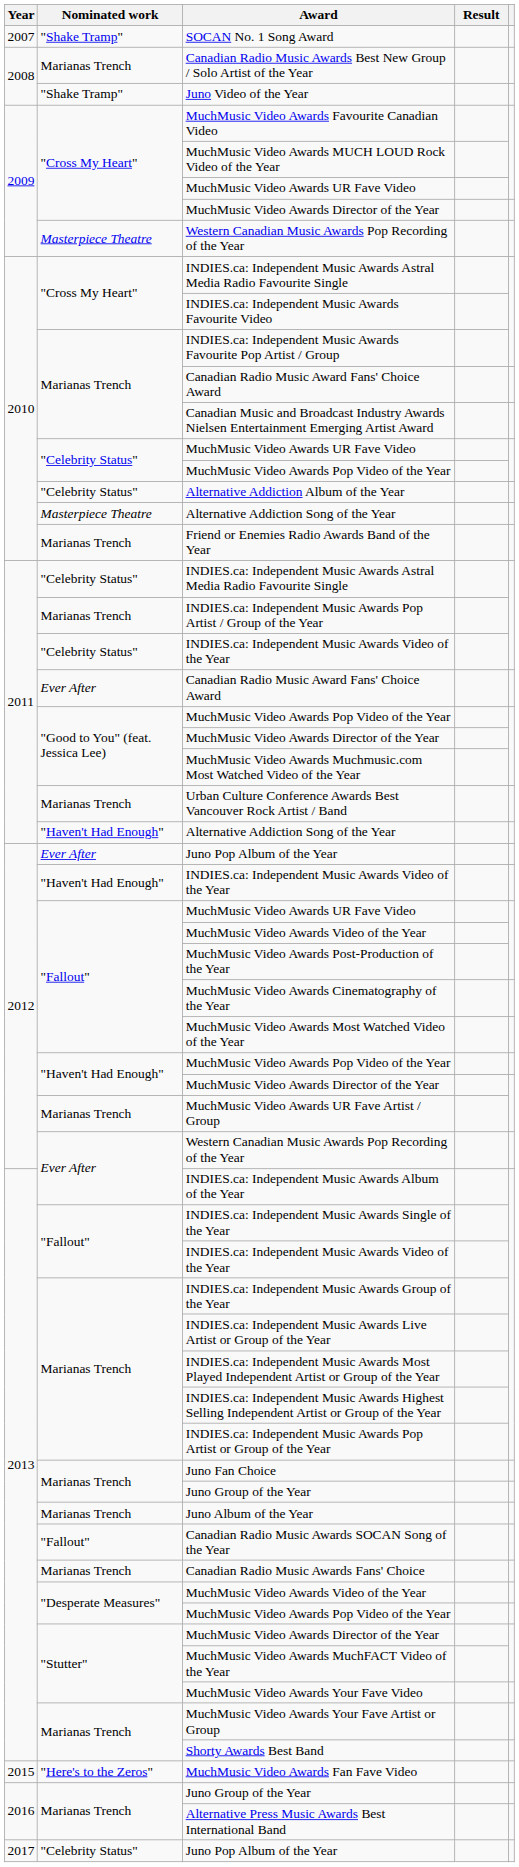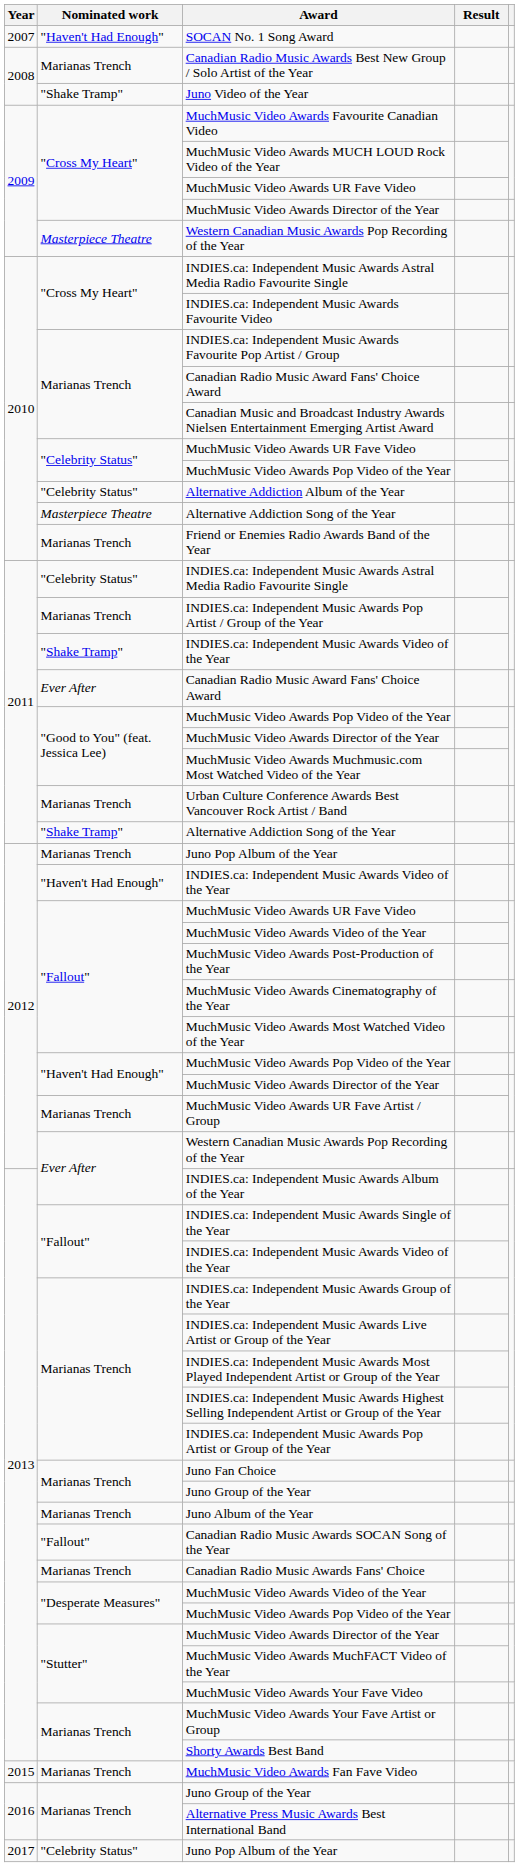(82, 36) "Shake Tramp" -> (102, 36) "Haven't Had Enough"
(89, 651) "Celebrity Status" -> (82, 651) "Shake Tramp"
(102, 832) "Haven't Had Enough" -> (82, 832) "Shake Tramp"
(68, 853) Ever After -> (86, 853) Marianas Trench
(97, 1771) "Here's to the Zeros" -> (86, 1771) Marianas Trench
